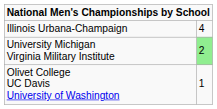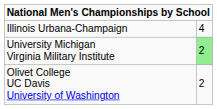(202, 84) 1 -> (202, 84) 2
